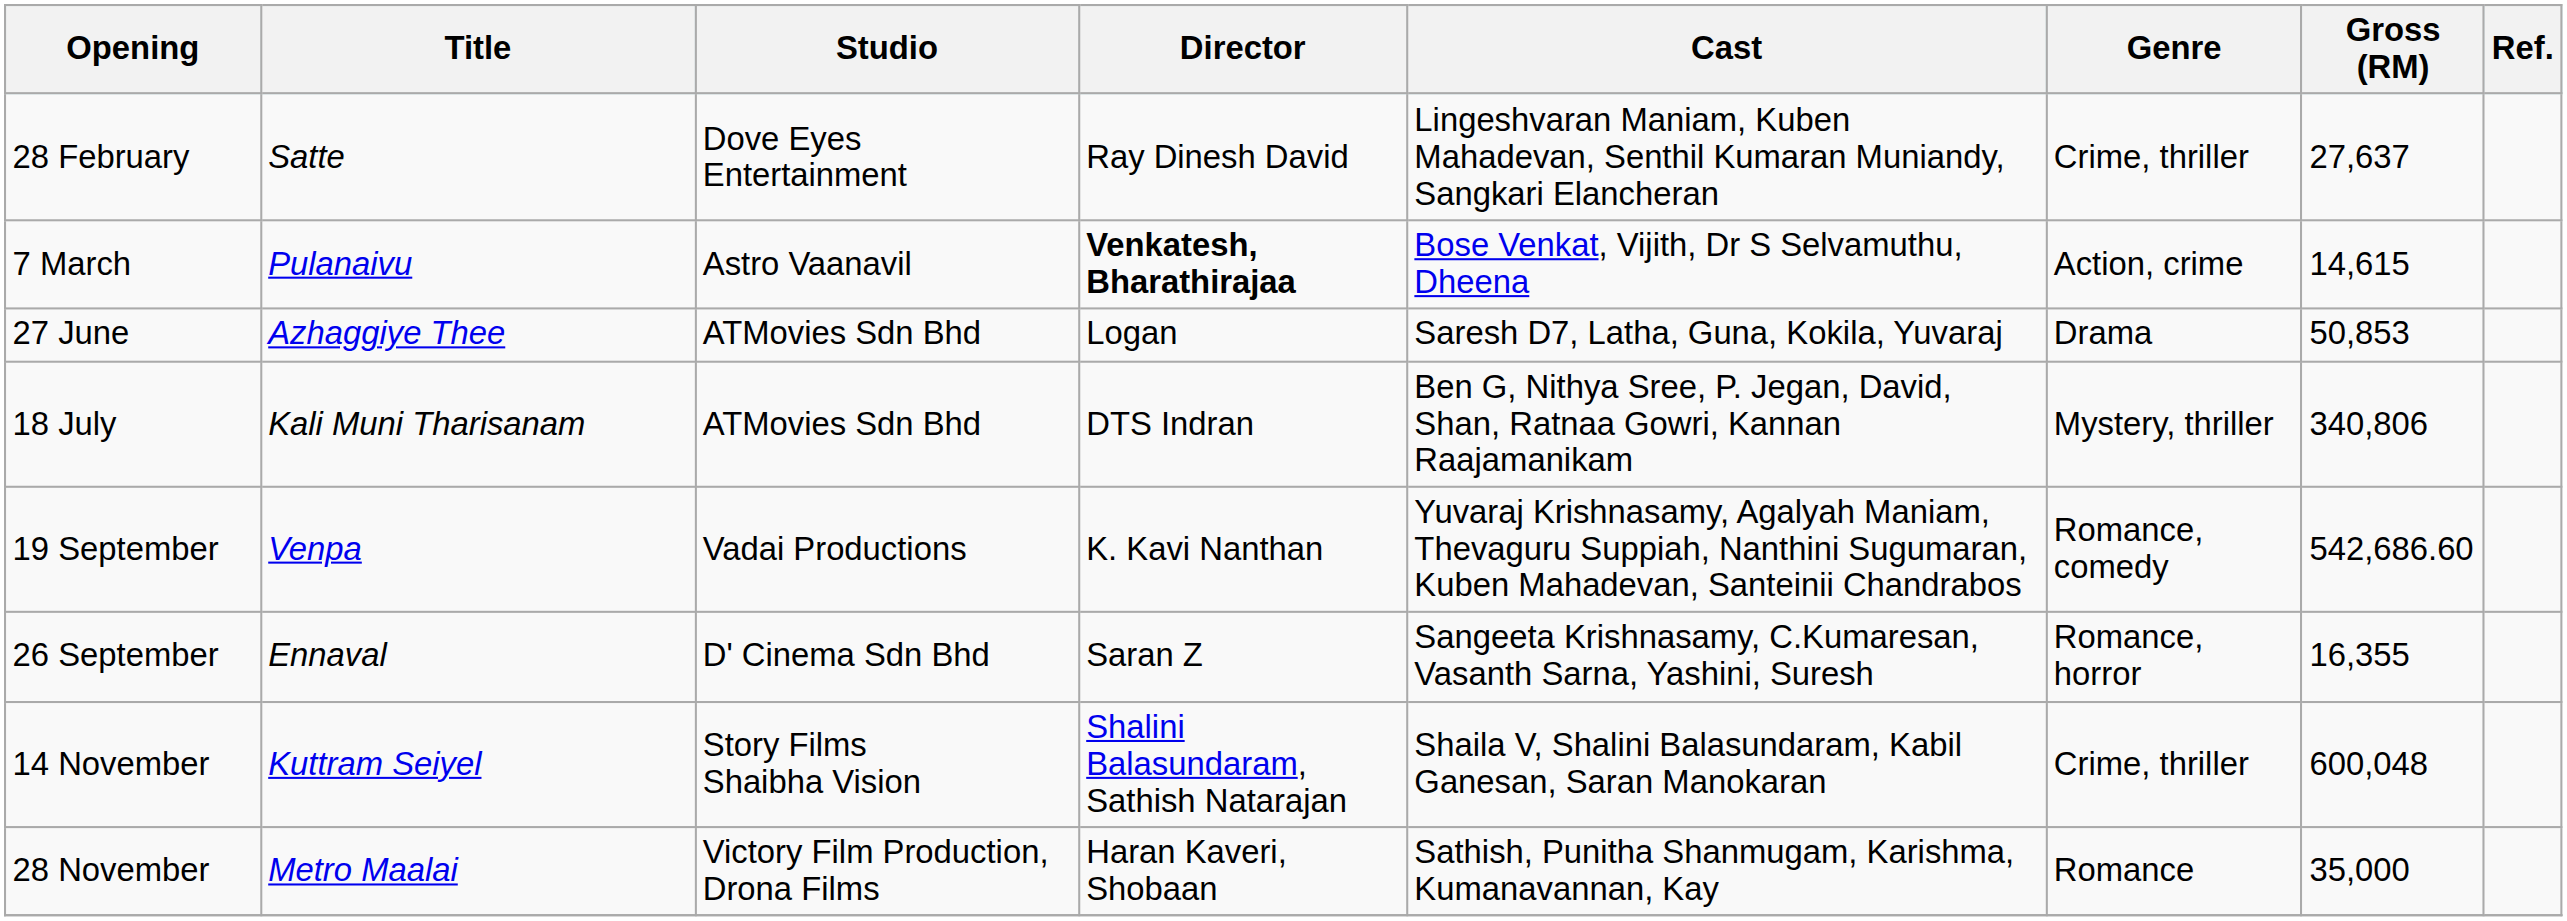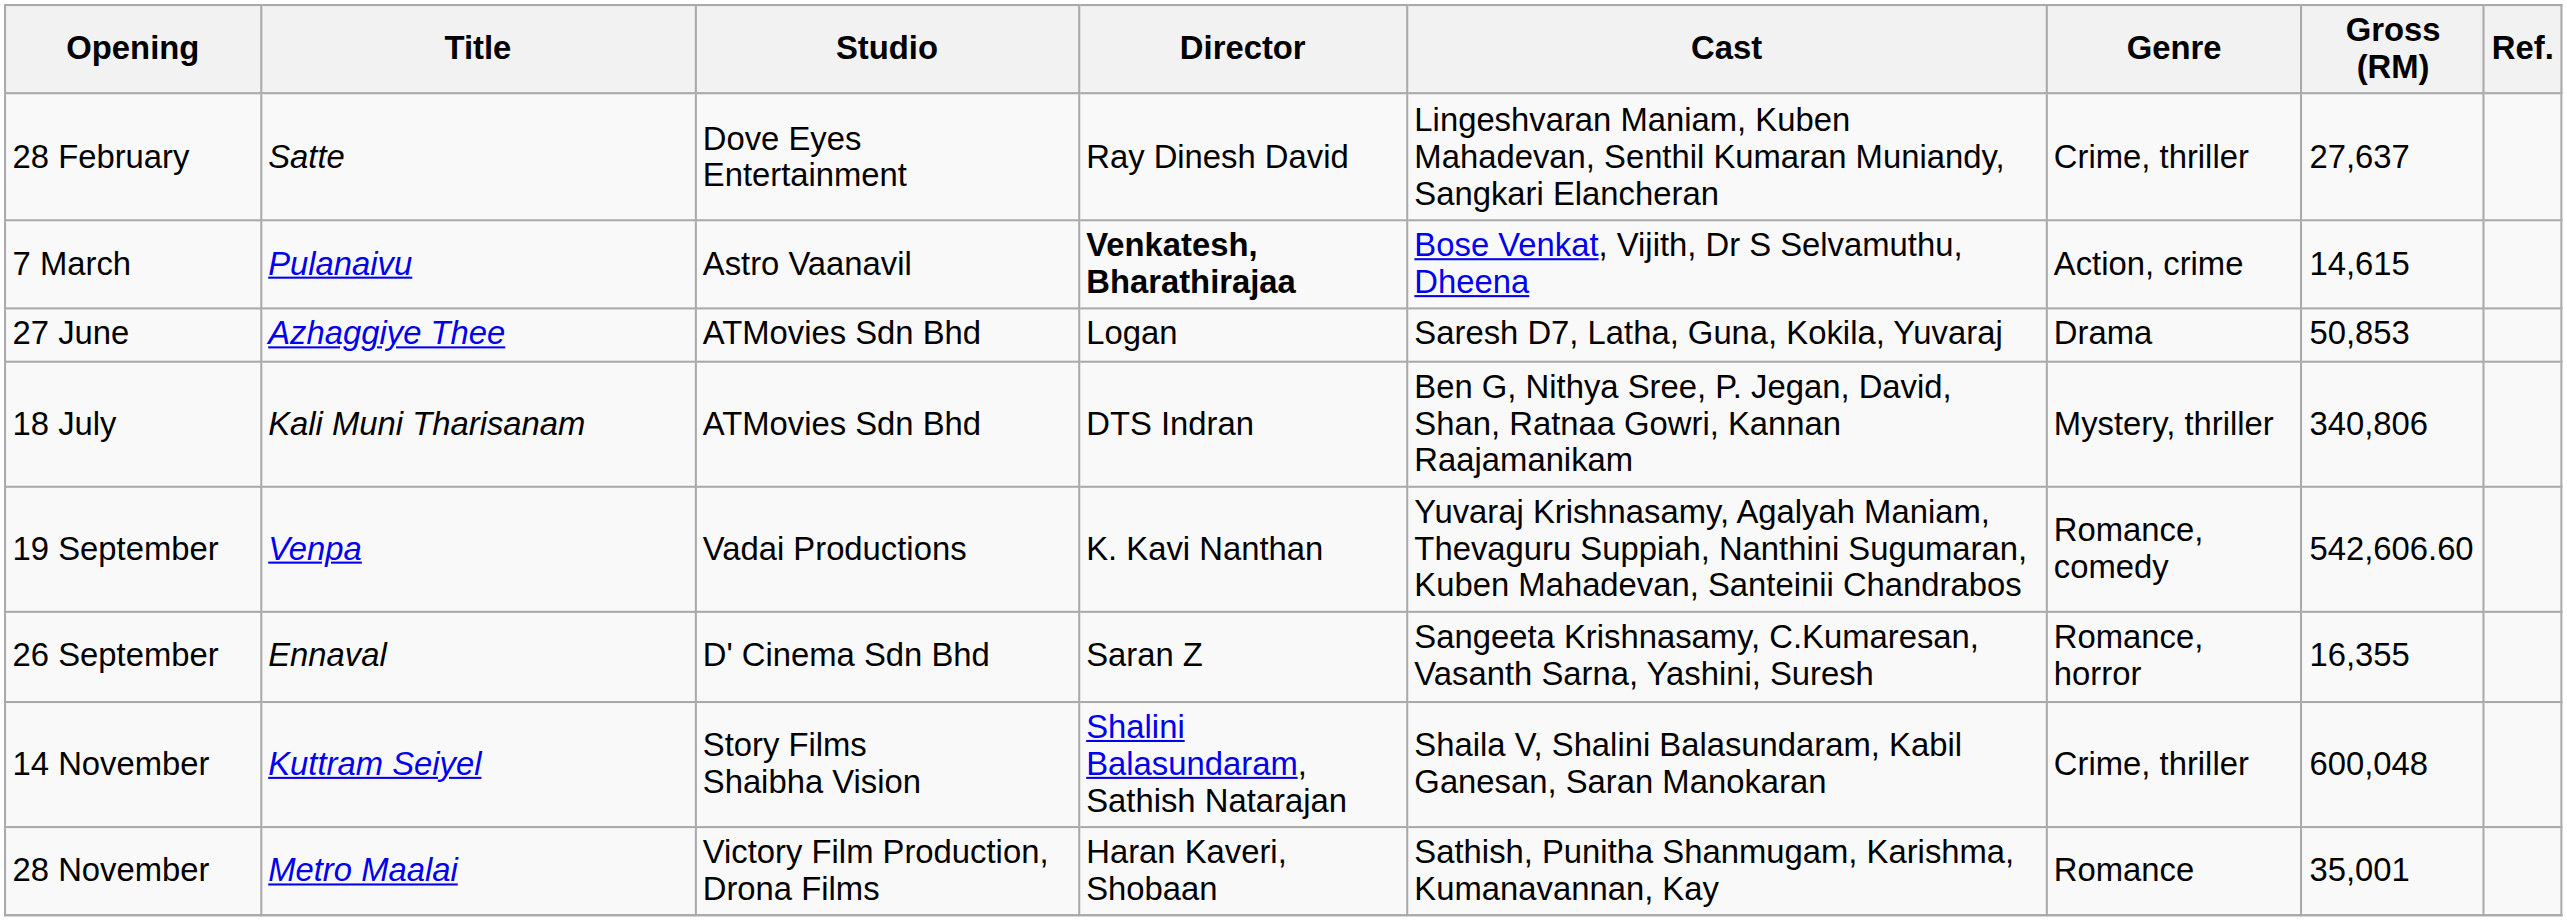(2392, 548) 542,686.60 -> (2392, 548) 542,606.60
(2360, 871) 35,000 -> (2360, 871) 35,001
